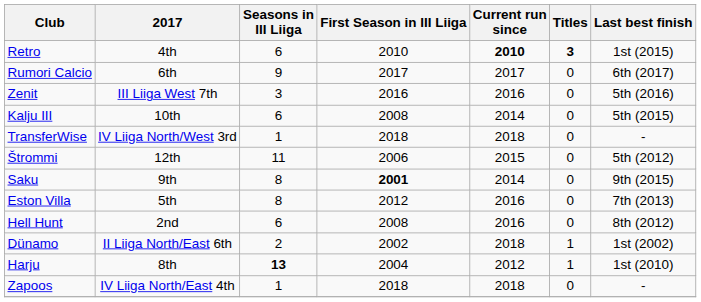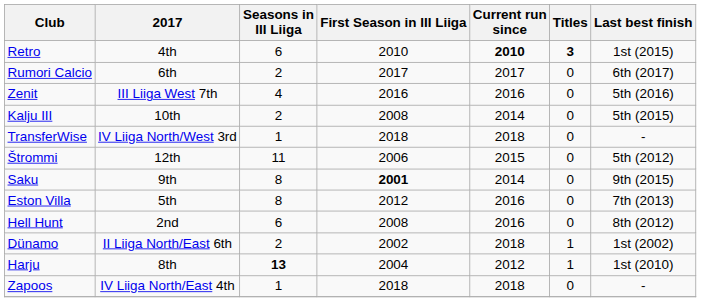(278, 72) 9 -> (278, 72) 2
(278, 94) 3 -> (278, 94) 4
(278, 115) 6 -> (278, 115) 2
